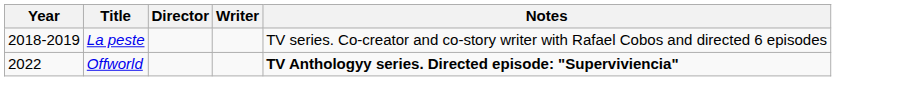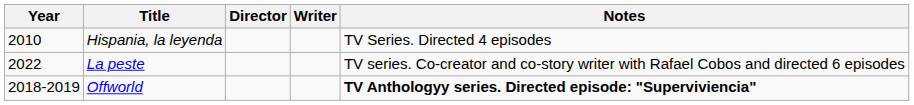+ row: (155, 40)
(44, 40) 2018-2019 -> (25, 64) 2022
(25, 64) 2022 -> (44, 87) 2018-2019
